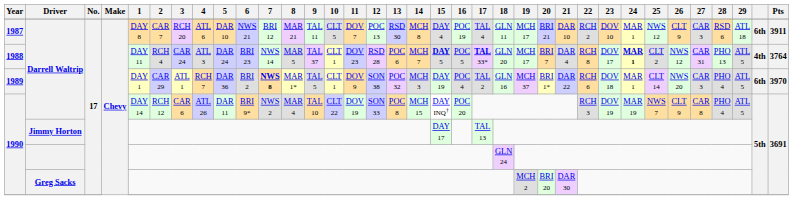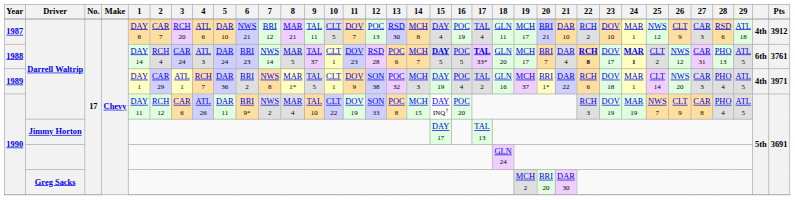(760, 31) 6th -> (761, 31) 4th
(778, 31) 3911 -> (779, 31) 3912
(139, 56) DAY 11 -> (139, 56) DAY 14
(588, 56) normal -> (588, 56) bold
(760, 56) 4th -> (761, 56) 6th
(778, 56) 3764 -> (779, 56) 3761
(270, 81) bold -> (270, 81) normal
(760, 81) 6th -> (761, 81) 4th
(778, 81) 3970 -> (779, 81) 3971
(139, 106) DAY 14 -> (139, 106) DAY 11
